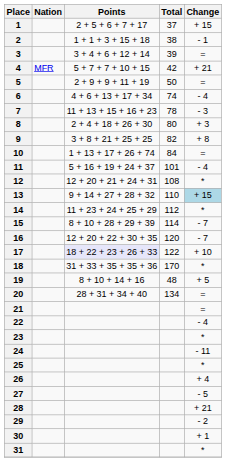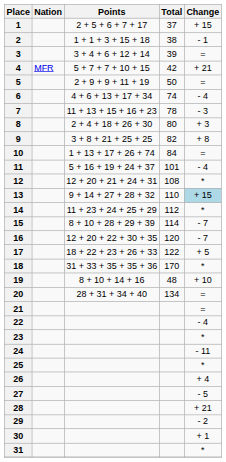(112, 252) lavender background -> (112, 252) no background
(203, 252) + 10 -> (203, 252) + 5
(203, 280) + 5 -> (203, 280) + 10
